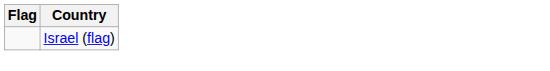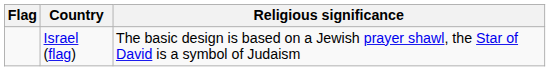+ column: (329, 15)
